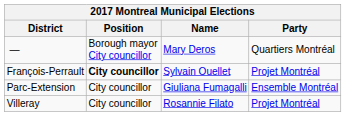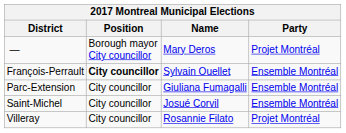(293, 50) Quartiers Montréal -> (286, 50) Projet Montréal
(286, 71) Projet Montréal -> (295, 71) Ensemble Montréal
+ row: (34, 103)
